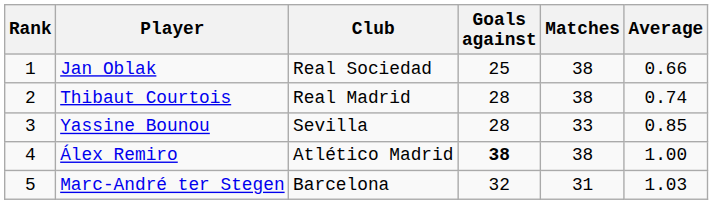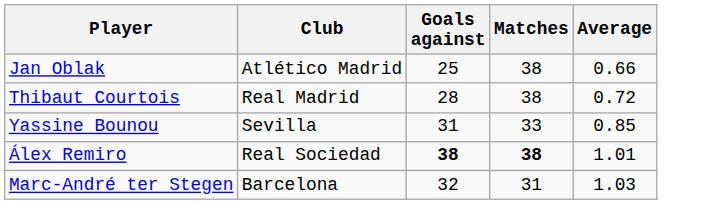- column: (30, 29)
(363, 69) Real Sociedad -> (322, 69) Atlético Madrid
(666, 98) 0.74 -> (615, 98) 0.72
(499, 127) 28 -> (448, 127) 31
(373, 156) Atlético Madrid -> (311, 156) Real Sociedad
(583, 156) normal -> (531, 156) bold
(666, 156) 1.00 -> (615, 156) 1.01
